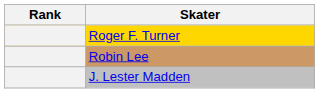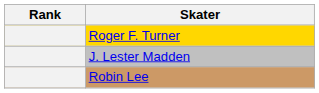rows swapped: (139, 77) <-> (119, 56)
